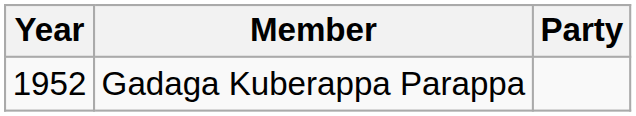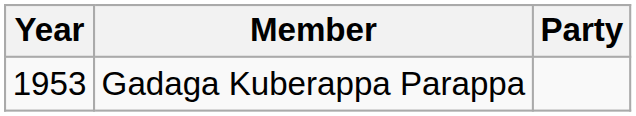(50, 83) 1952 -> (50, 83) 1953
